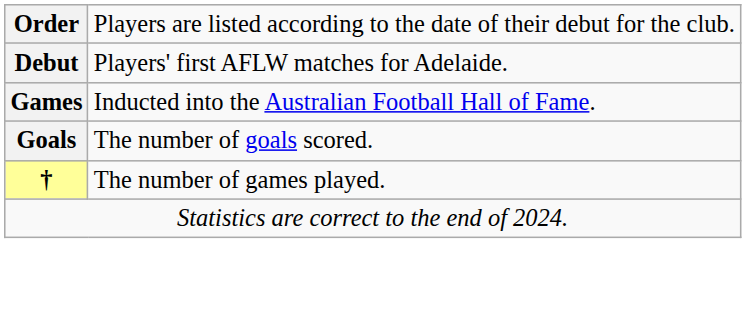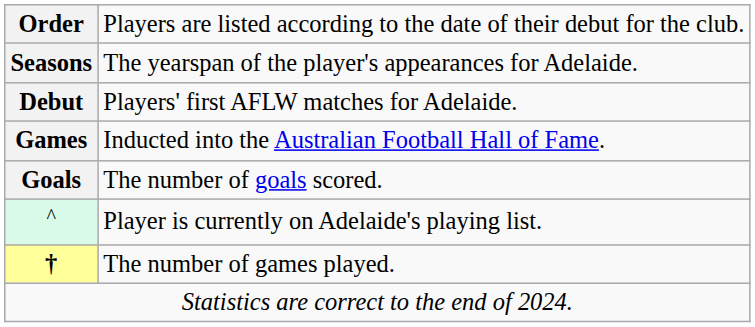+ row: (51, 62)
+ row: (51, 216)
